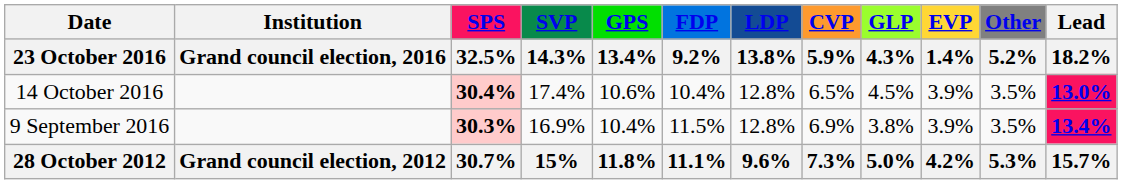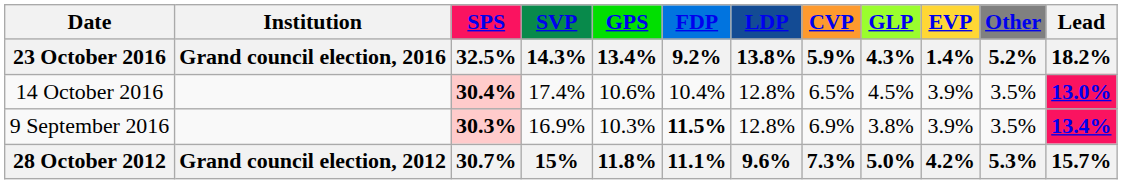(627, 126) 10.4% -> (627, 126) 10.3%
(697, 126) normal -> (697, 126) bold
